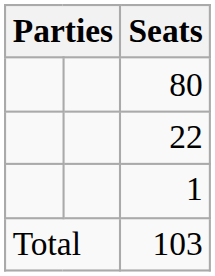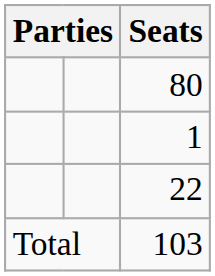rows swapped: (186, 137) <-> (194, 190)
